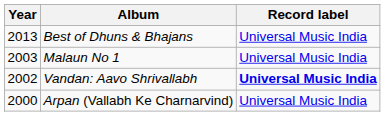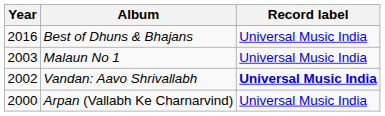(22, 36) 2013 -> (22, 36) 2016
